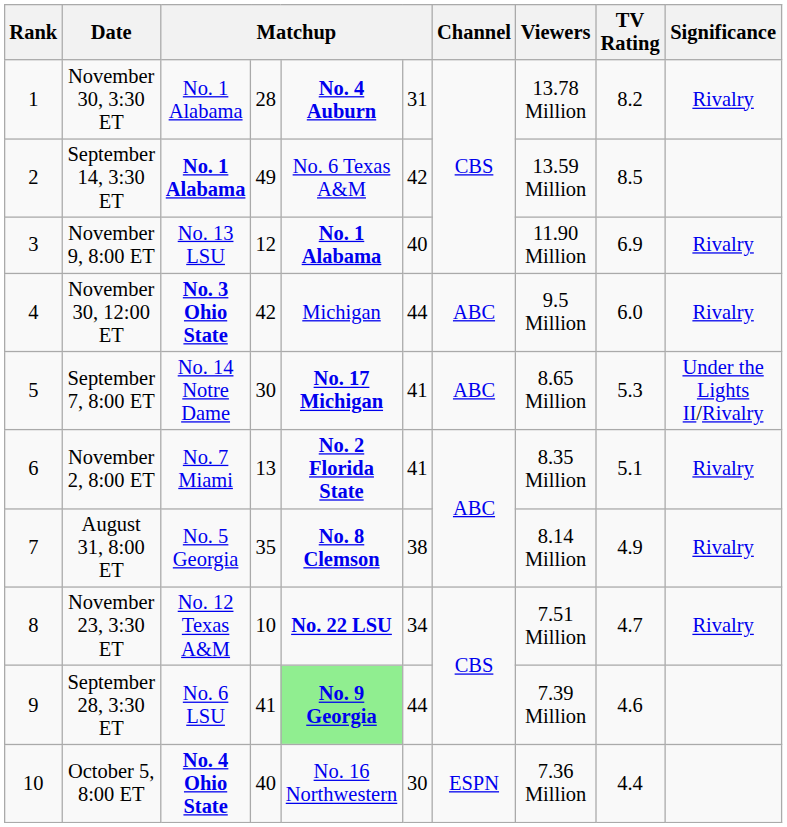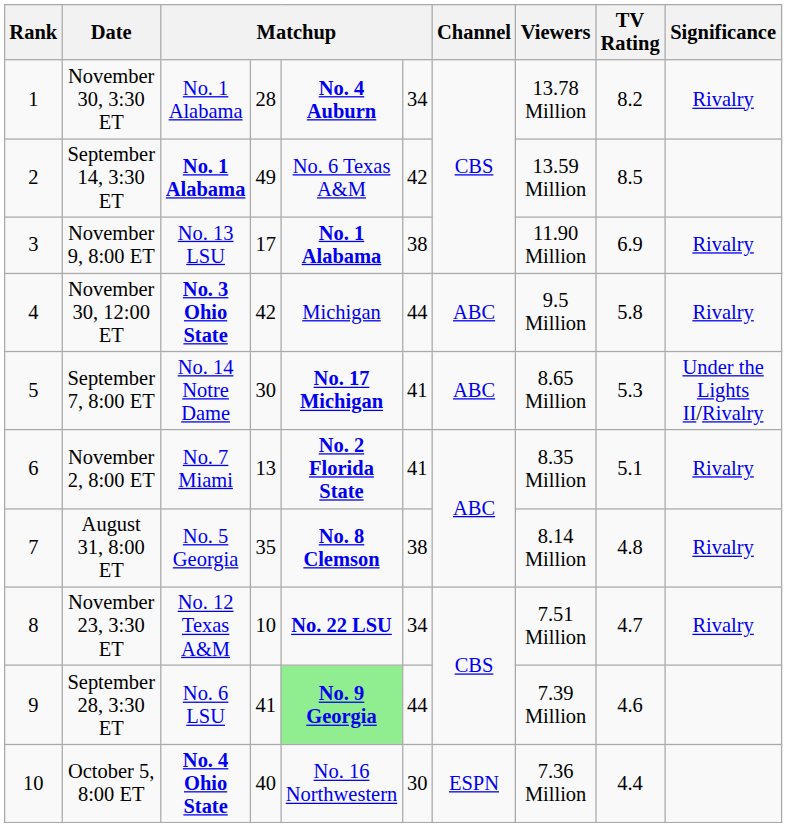(417, 99) 31 -> (417, 99) 34
(266, 244) 12 -> (266, 244) 17
(417, 244) 40 -> (417, 244) 38
(630, 311) 6.0 -> (630, 311) 5.8
(630, 547) 4.9 -> (630, 547) 4.8
